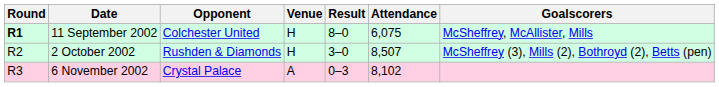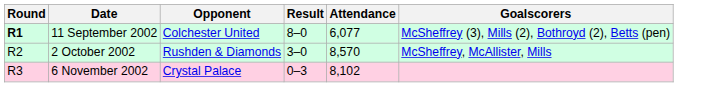- column: (305, 14)
(386, 33) 6,075 -> (345, 33) 6,077
(518, 33) McSheffrey, McAllister, Mills -> (536, 33) McSheffrey (3), Mills (2), Bothroyd (2), Betts (pen)
(386, 52) 8,507 -> (345, 52) 8,570
(577, 52) McSheffrey (3), Mills (2), Bothroyd (2), Betts (pen) -> (476, 52) McSheffrey, McAllister, Mills
